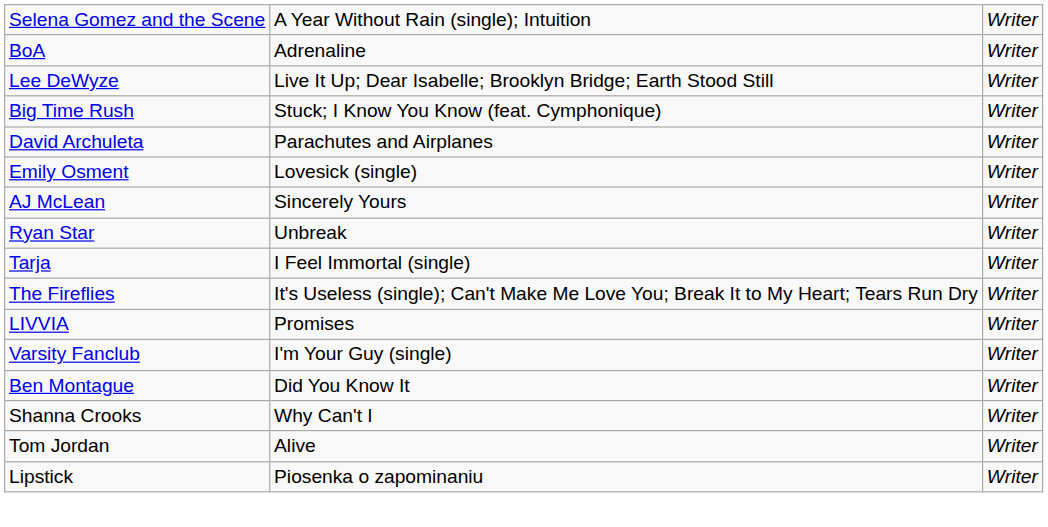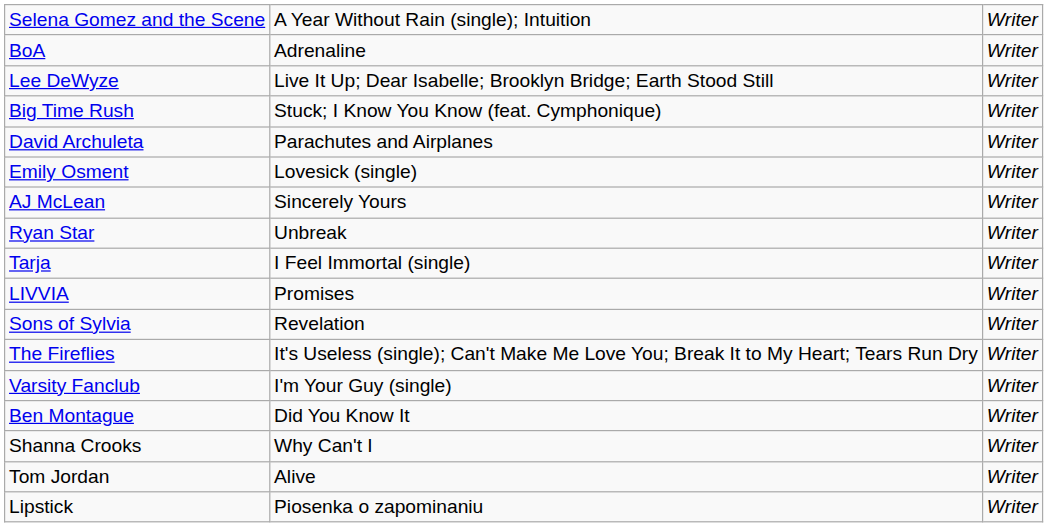rows swapped: (62, 293) <-> (39, 324)
+ row: (70, 324)
